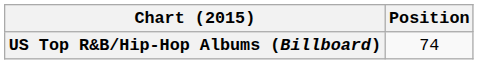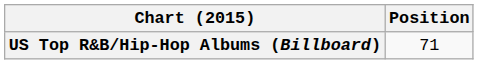(429, 46) 74 -> (429, 46) 71
